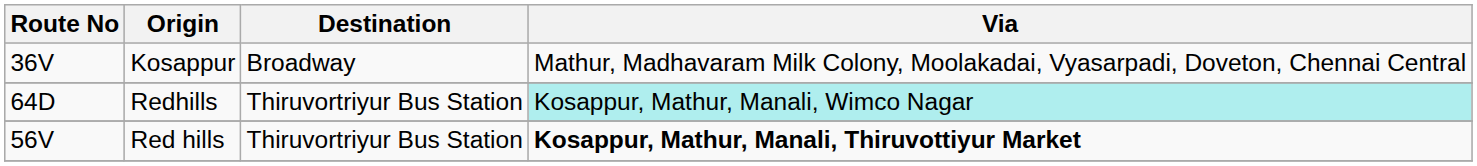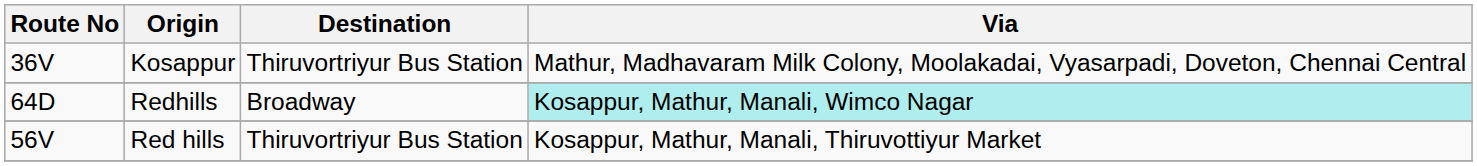(301, 62) Broadway -> (385, 62) Thiruvortriyur Bus Station
(385, 101) Thiruvortriyur Bus Station -> (301, 101) Broadway
(807, 140) bold -> (788, 140) normal
